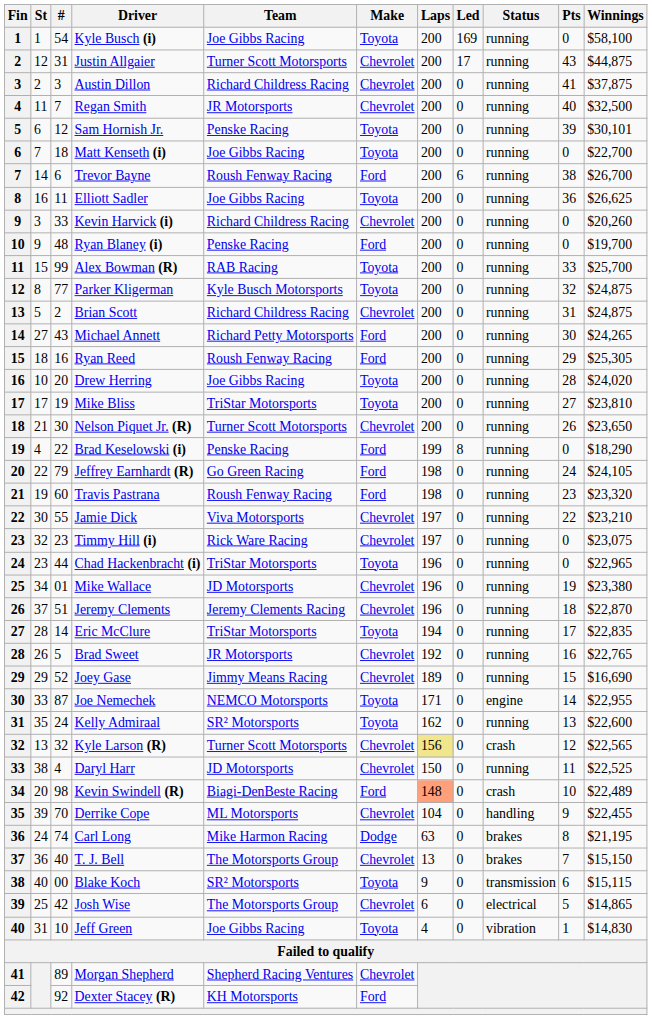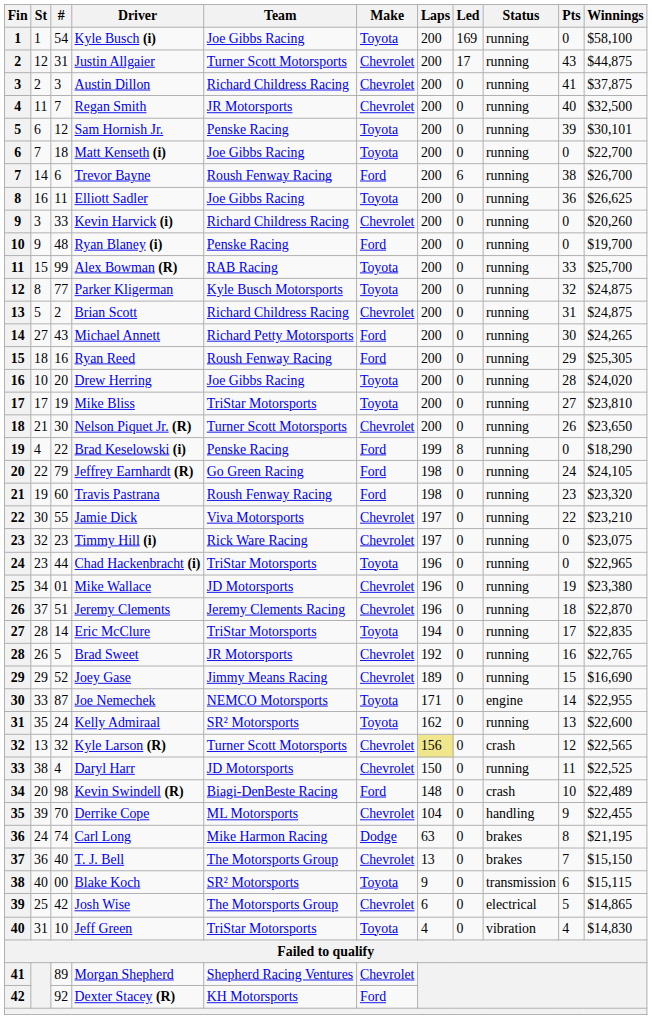(431, 791) lightsalmon background -> (431, 791) no background
(256, 928) Joe Gibbs Racing -> (262, 928) TriStar Motorsports
(566, 928) 1 -> (566, 928) 4
